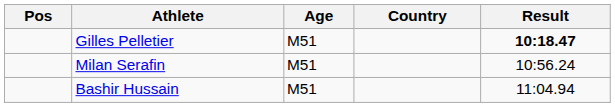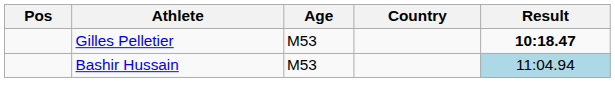(302, 41) M51 -> (302, 41) M53
- row: (120, 65)
(302, 89) M51 -> (302, 65) M53
(545, 89) no background -> (545, 65) lightblue background
